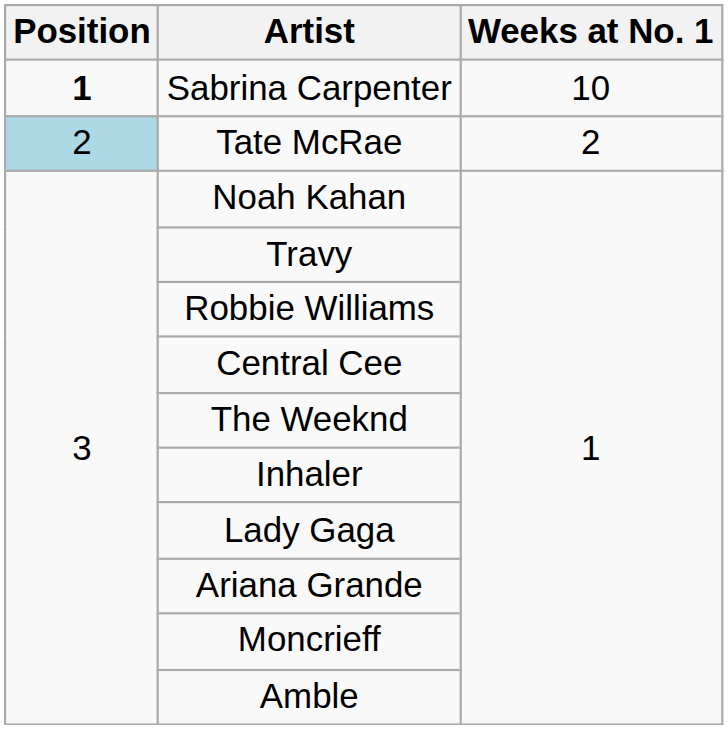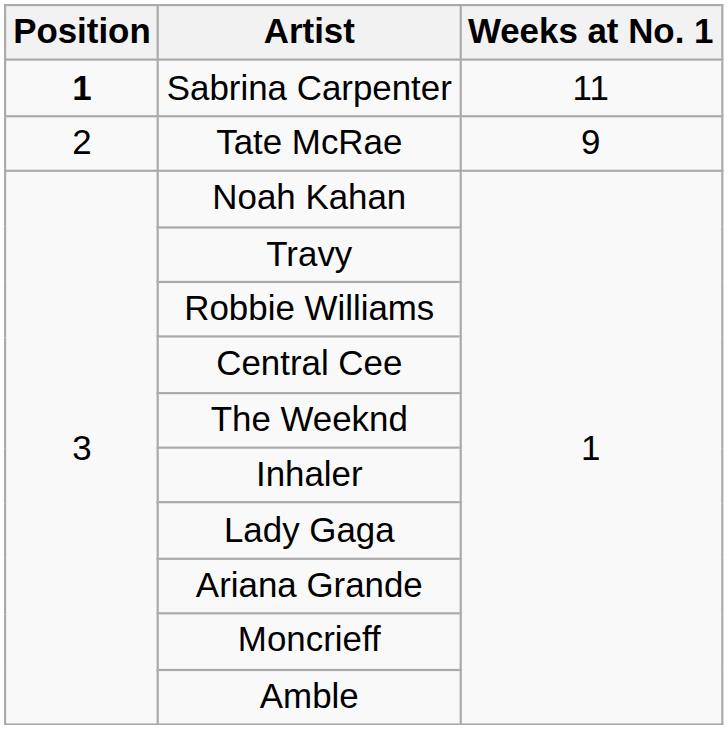(591, 87) 10 -> (591, 87) 11
(82, 142) lightblue background -> (82, 142) no background
(591, 142) 2 -> (591, 142) 9
